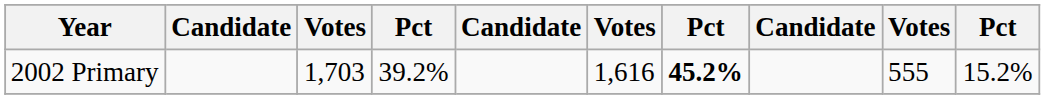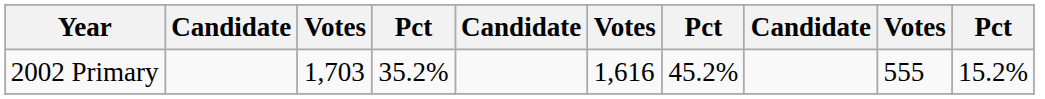(414, 71) 39.2% -> (414, 71) 35.2%
(706, 71) bold -> (703, 71) normal
